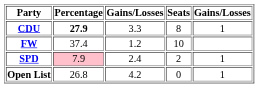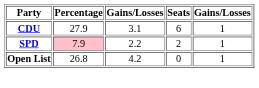(79, 28) bold -> (79, 28) normal
(135, 28) 3.3 -> (135, 28) 3.1
(179, 28) 8 -> (179, 28) 6
- row: (29, 43)
(135, 59) 2.4 -> (135, 43) 2.2
